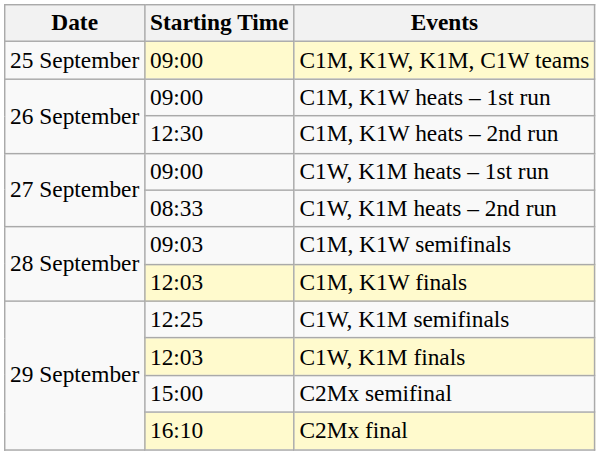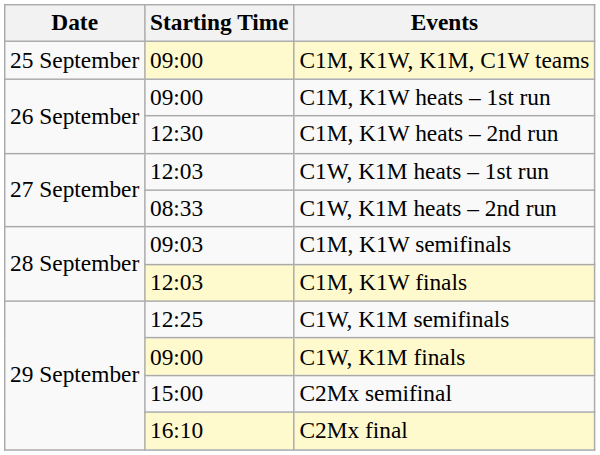(177, 171) 09:00 -> (177, 171) 12:03
(177, 356) 12:03 -> (177, 356) 09:00
